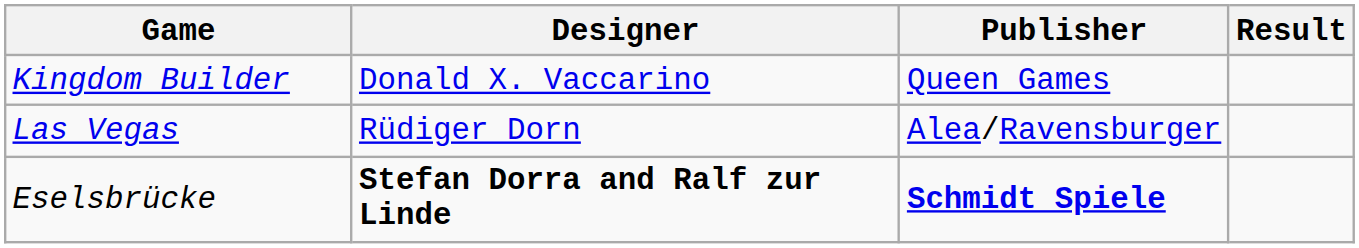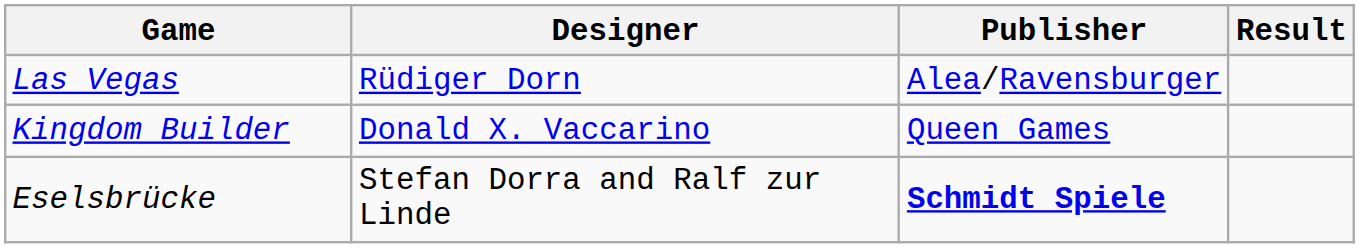rows swapped: (151, 81) <-> (96, 131)
(590, 199) bold -> (590, 199) normal
